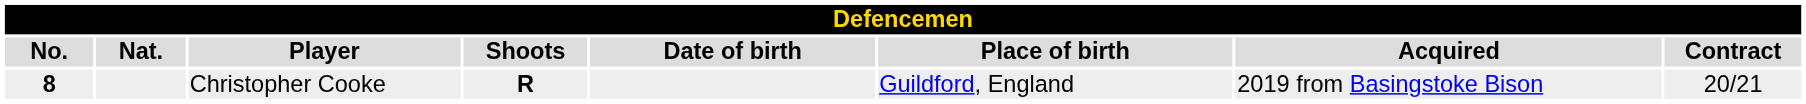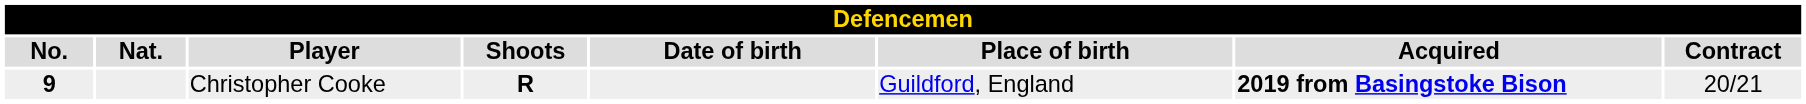(49, 84) 8 -> (49, 84) 9
(1390, 84) normal -> (1402, 84) bold
